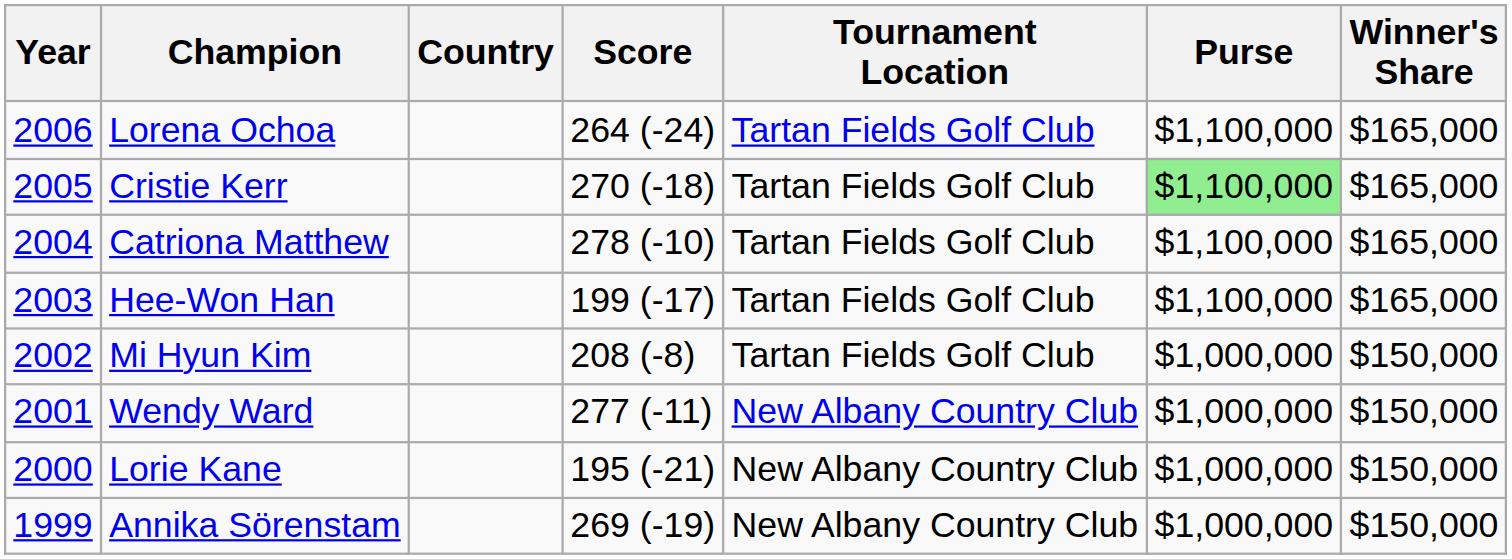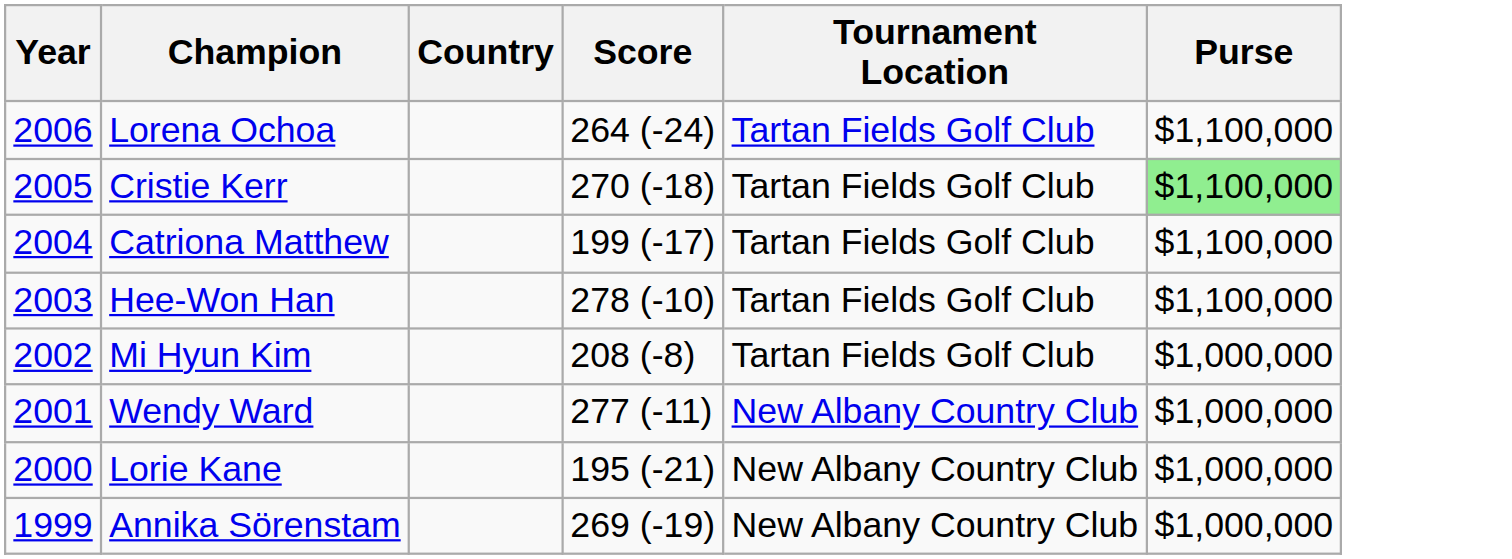- column: (1424, 52)
(643, 242) 278 (-10) -> (643, 242) 199 (-17)
(643, 299) 199 (-17) -> (643, 299) 278 (-10)
